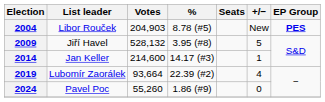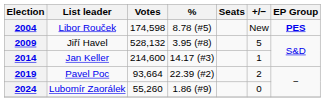(148, 27) 204,903 -> (148, 27) 174,598
(87, 74) Lubomír Zaorálek -> (87, 74) Pavel Poc
(259, 74) 4 -> (259, 74) 2
(87, 89) Pavel Poc -> (87, 89) Lubomír Zaorálek
